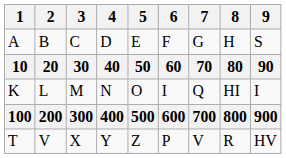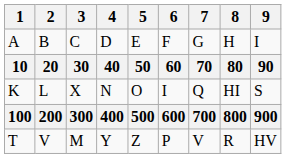(258, 41) S -> (257, 41) I
(77, 91) M -> (75, 91) X
(257, 91) I -> (258, 91) S
(75, 141) X -> (77, 141) M
